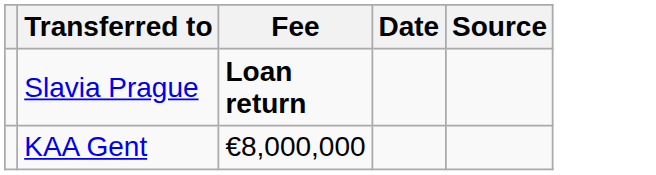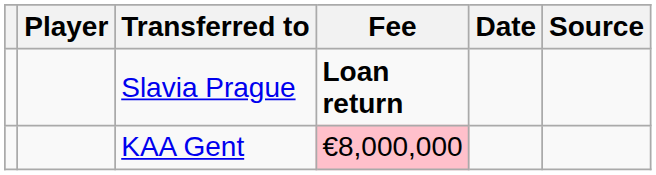+ column: (66, 26)
(295, 147) no background -> (392, 147) pink background
